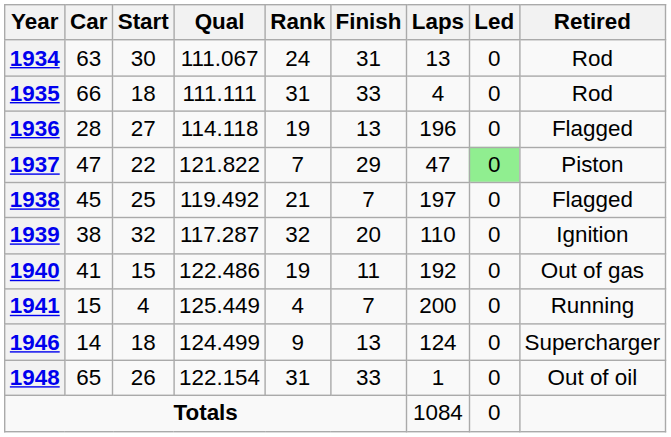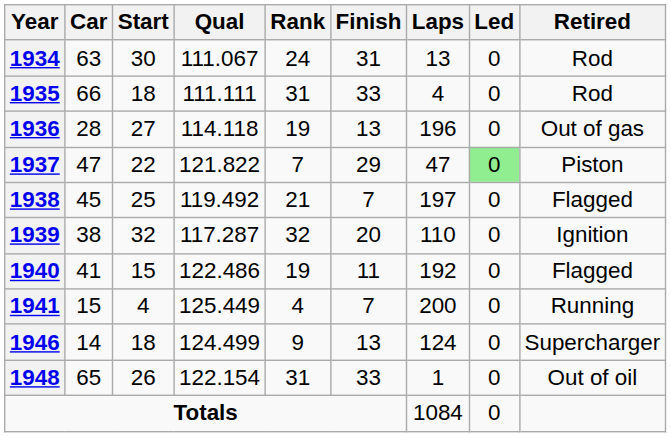(592, 128) Flagged -> (592, 128) Out of gas
(592, 270) Out of gas -> (592, 270) Flagged
